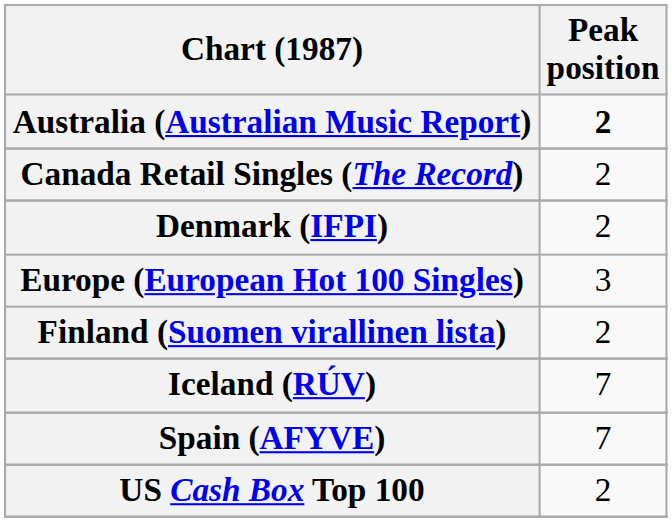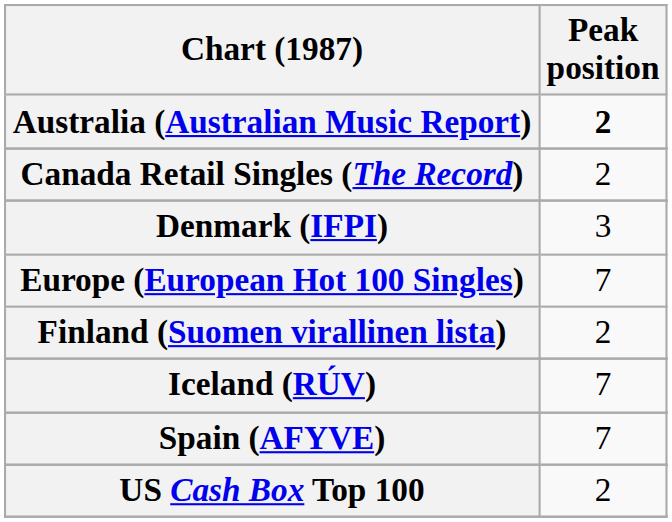(603, 226) 2 -> (603, 226) 3
(603, 279) 3 -> (603, 279) 7
